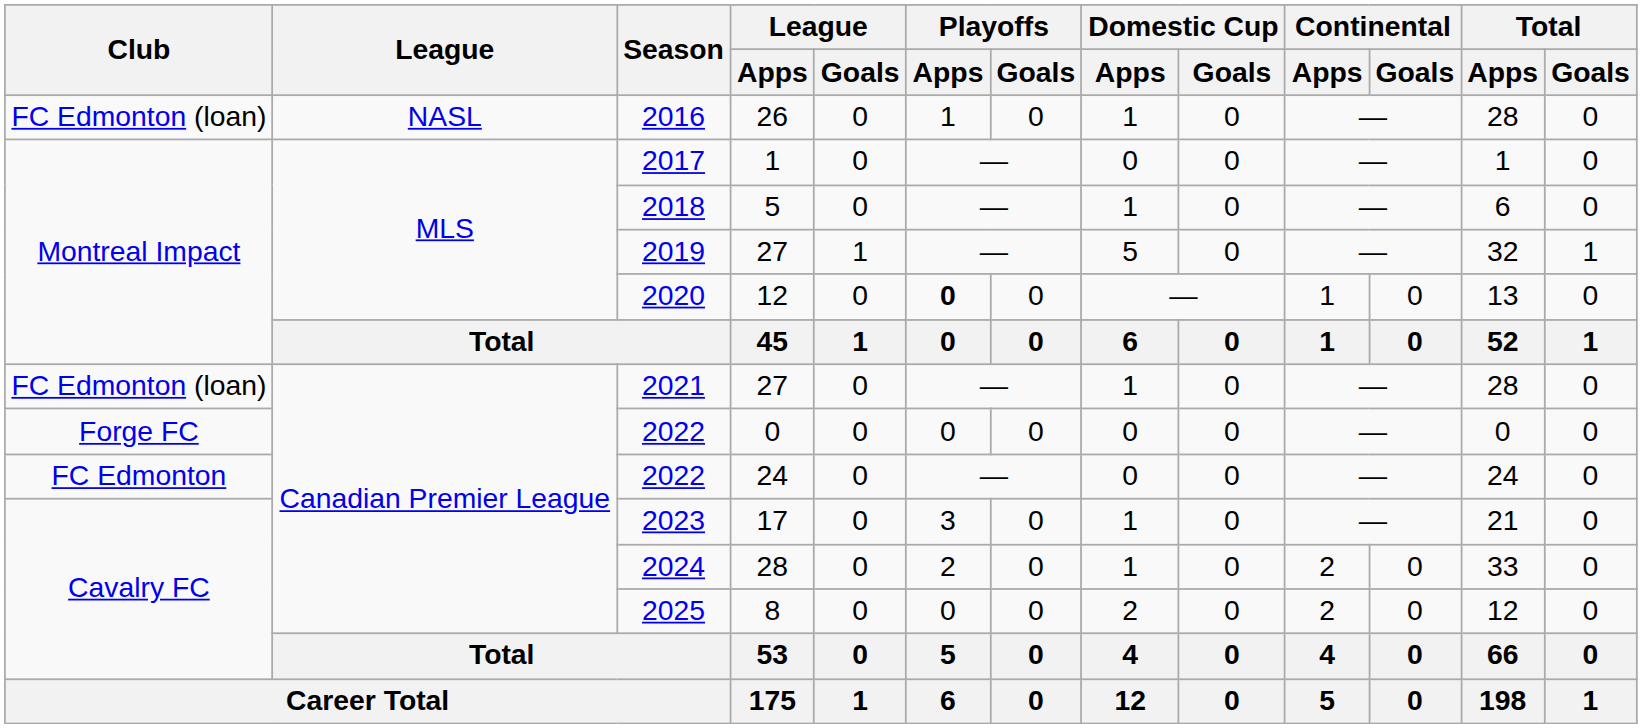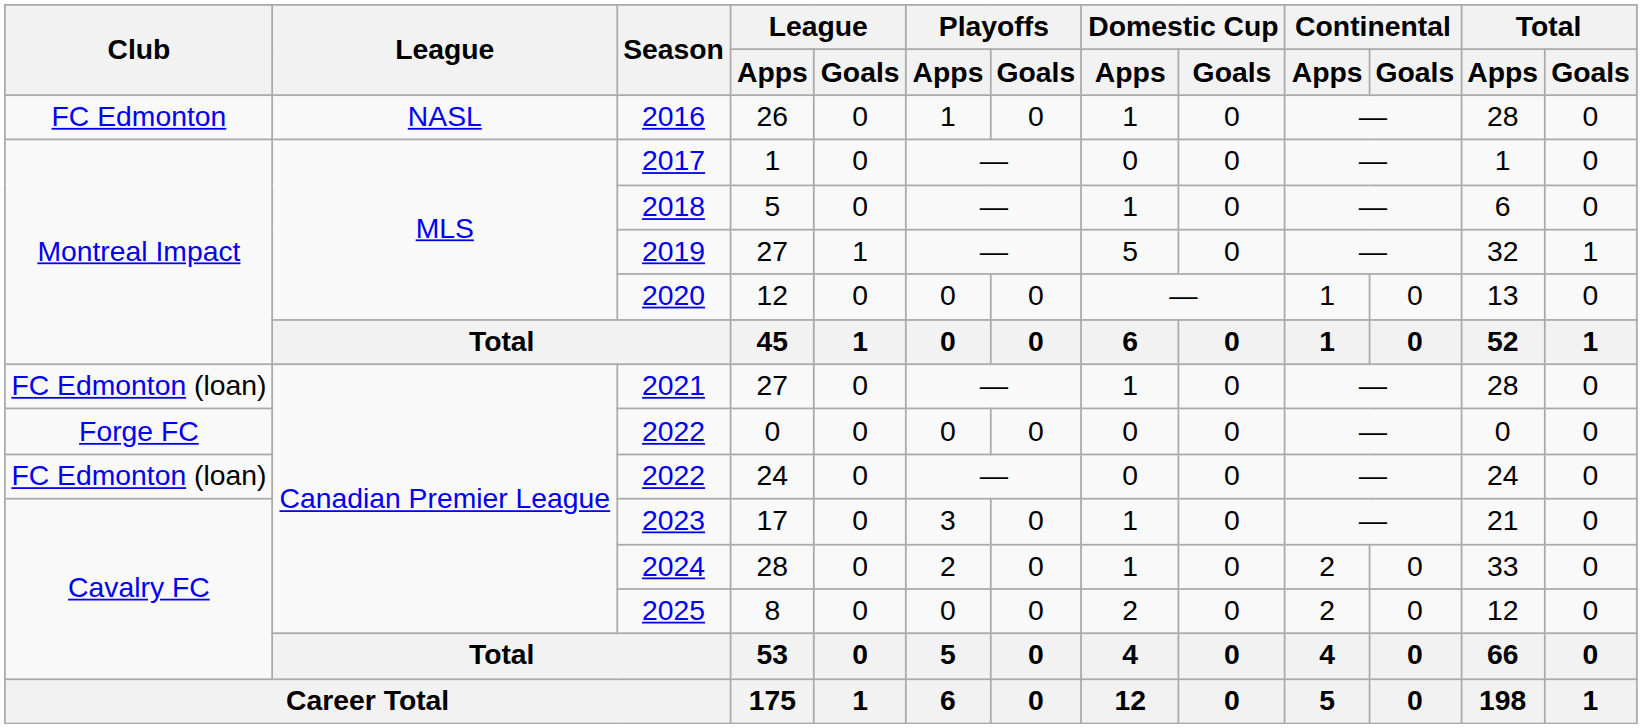(139, 116) FC Edmonton (loan) -> (139, 116) FC Edmonton
(948, 296) bold -> (948, 296) normal
(139, 476) FC Edmonton -> (139, 476) FC Edmonton (loan)
